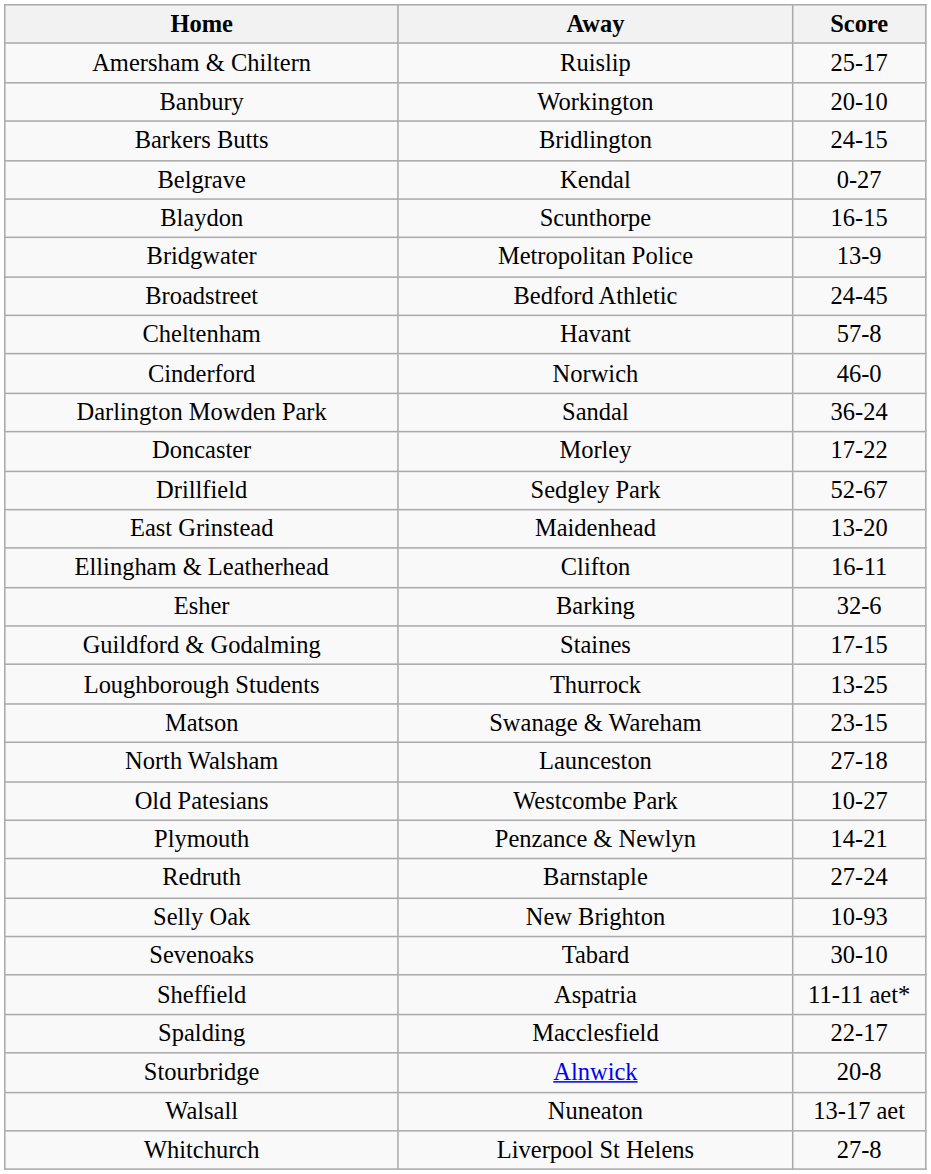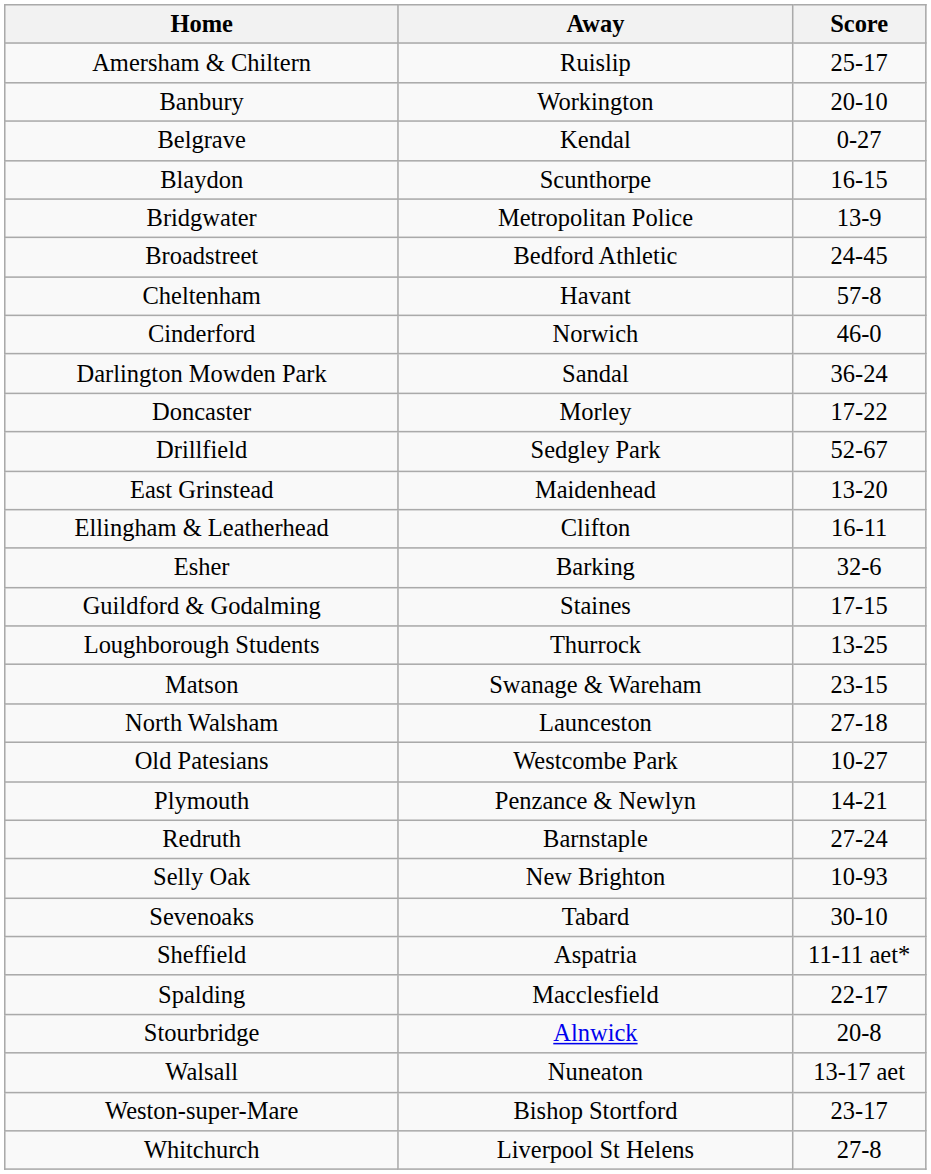- row: (202, 140)
+ row: (202, 1110)
